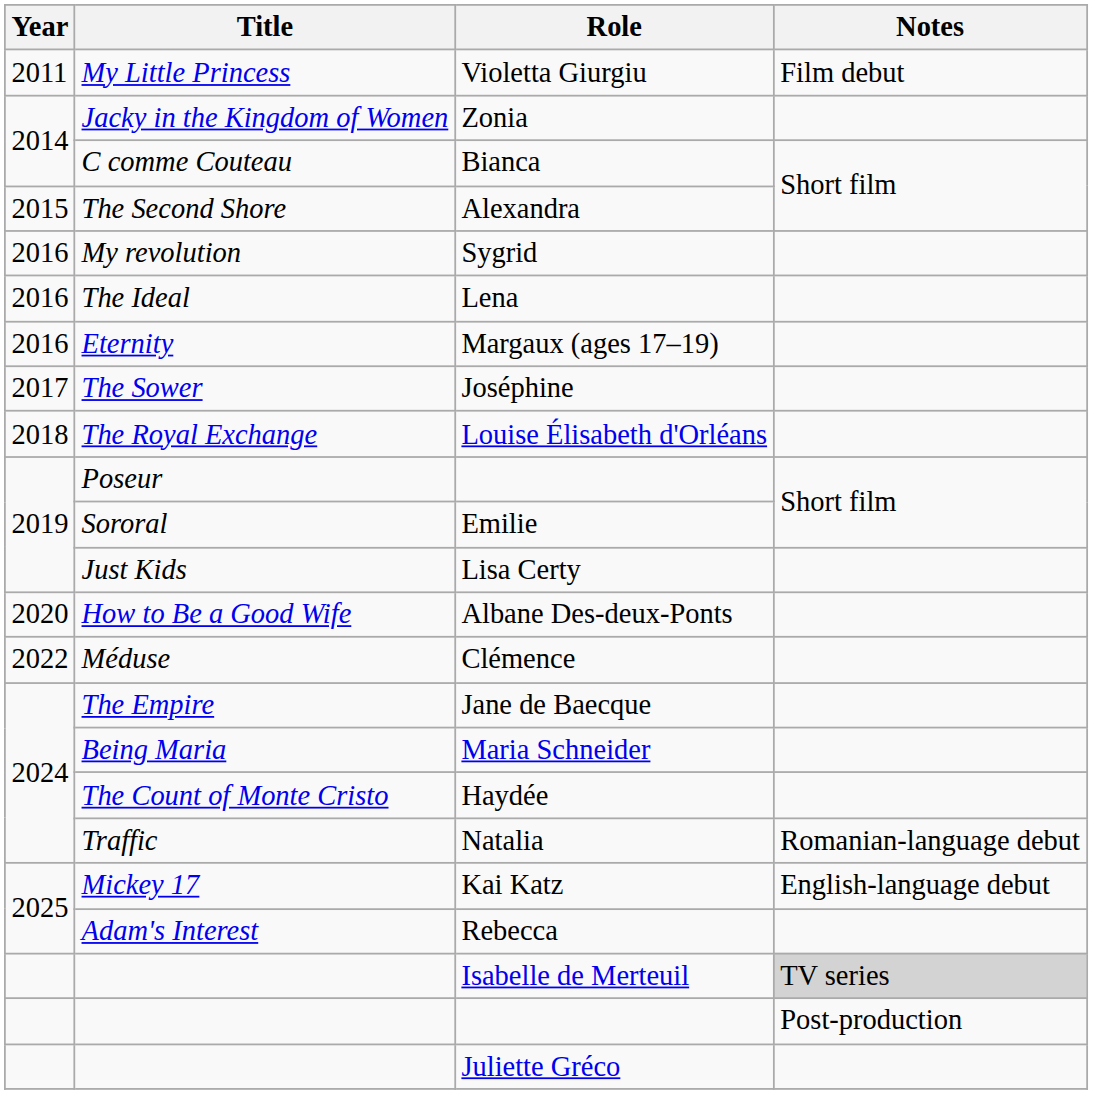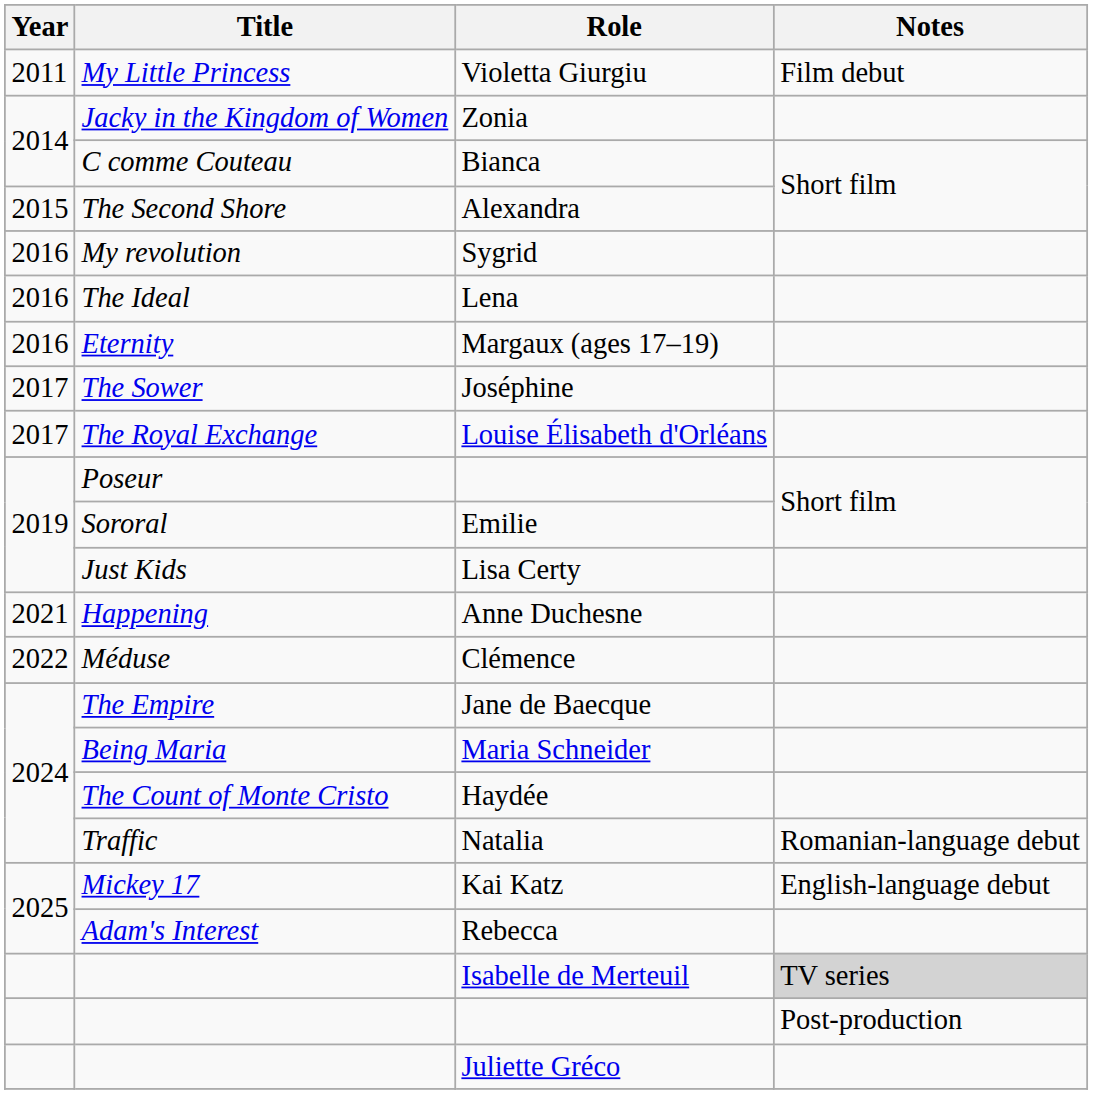(40, 433) 2018 -> (40, 433) 2017
- row: (216, 614)
+ row: (145, 614)
